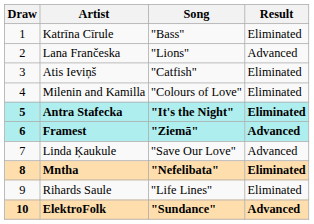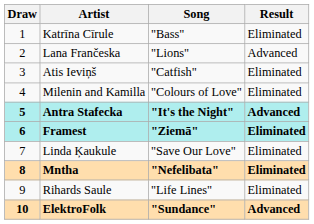(277, 111) Eliminated -> (274, 111) Advanced
(274, 131) Advanced -> (277, 131) Eliminated
(272, 151) Advanced -> (275, 151) Eliminated
